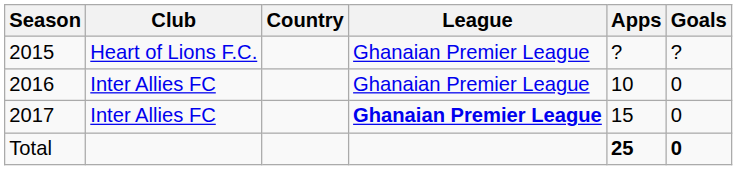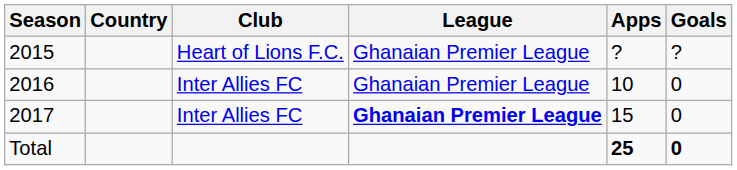columns swapped: (174, 20) <-> (305, 20)
